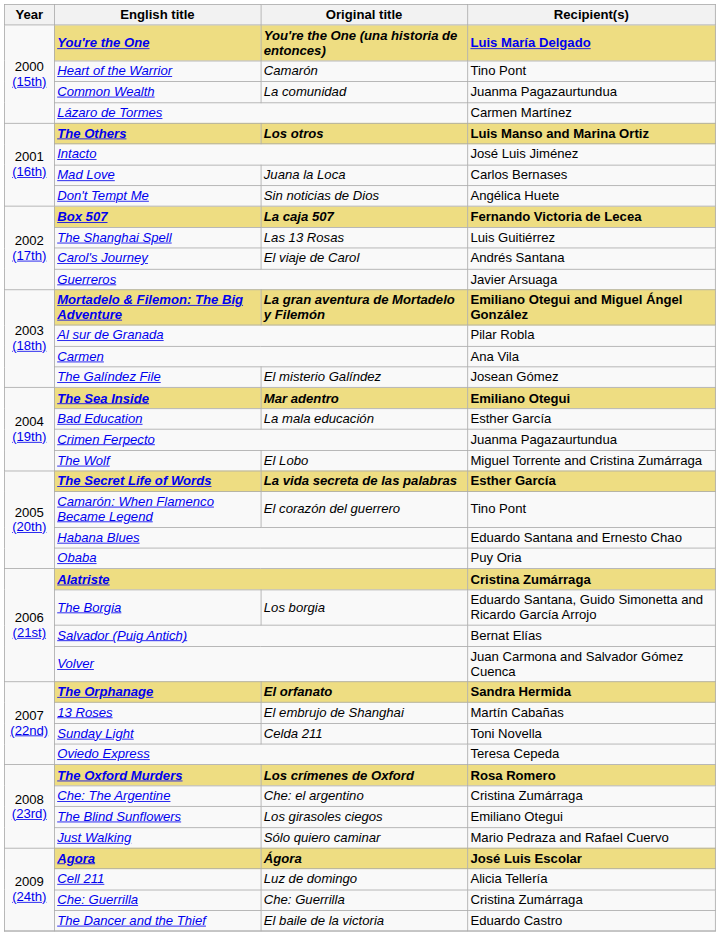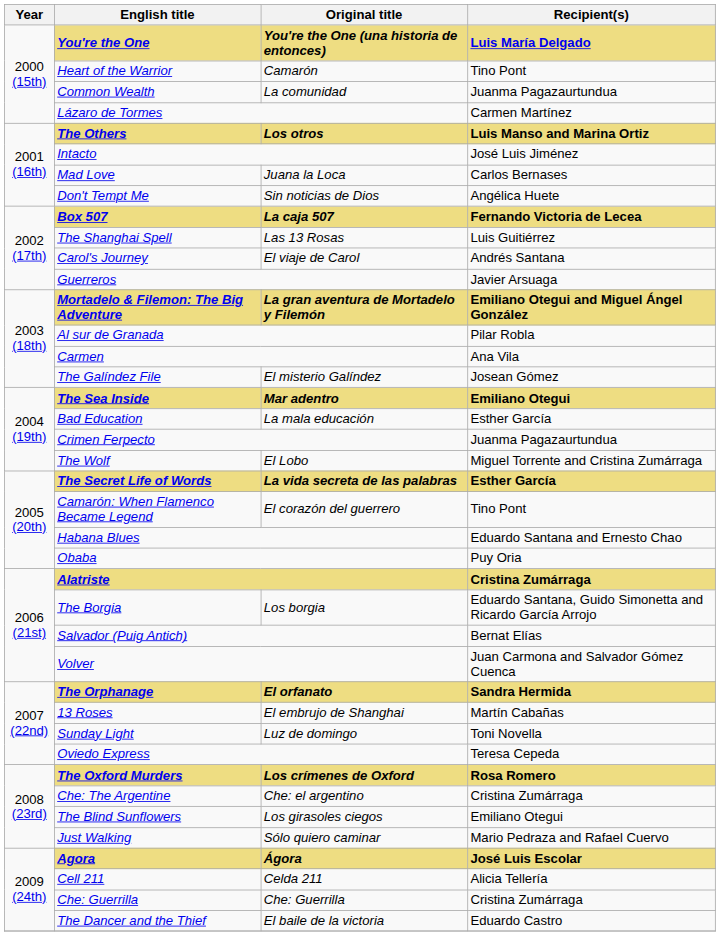(293, 733) Celda 211 -> (310, 733) Luz de domingo
(310, 879) Luz de domingo -> (293, 879) Celda 211
